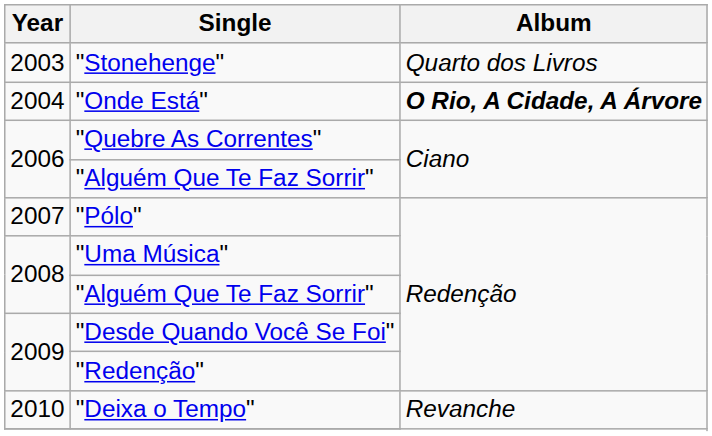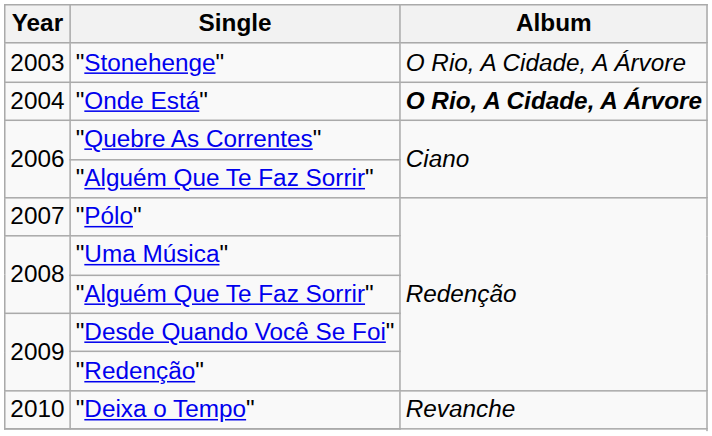(502, 62) Quarto dos Livros -> (546, 62) O Rio, A Cidade, A Árvore
